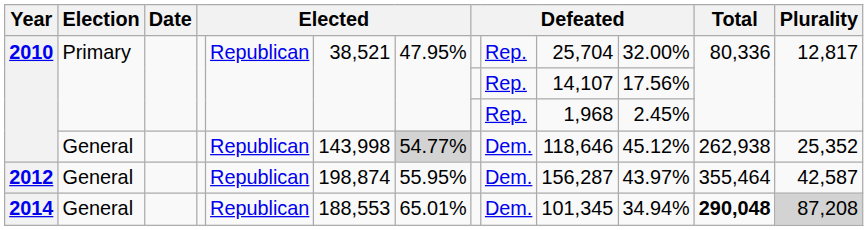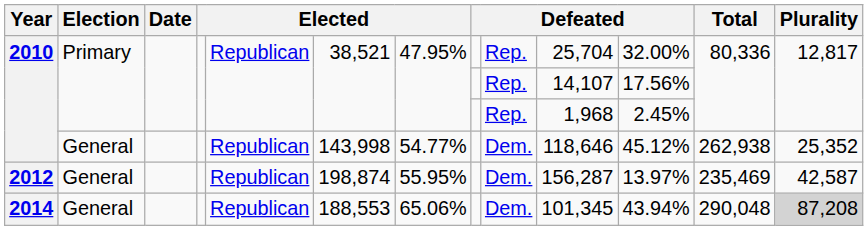(433, 146) lightgrey background -> (433, 146) no background
(656, 177) 43.97% -> (656, 177) 13.97%
(735, 177) 355,464 -> (735, 177) 235,469
(433, 209) 65.01% -> (433, 209) 65.06%
(656, 209) 34.94% -> (656, 209) 43.94%
(735, 209) bold -> (735, 209) normal
